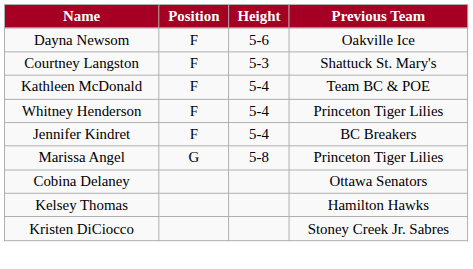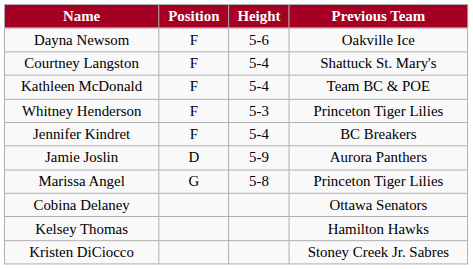(259, 63) 5-3 -> (259, 63) 5-4
(259, 110) 5-4 -> (259, 110) 5-3
+ row: (82, 157)
